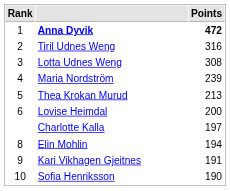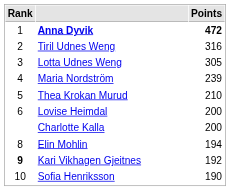(214, 63) 308 -> (214, 63) 305
(214, 95) 213 -> (214, 95) 210
(214, 128) 197 -> (214, 128) 200
(20, 161) normal -> (20, 161) bold
(214, 161) 191 -> (214, 161) 192
